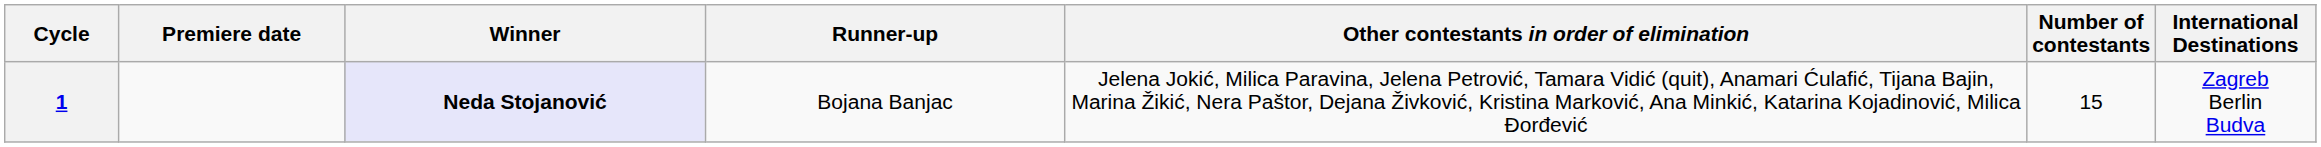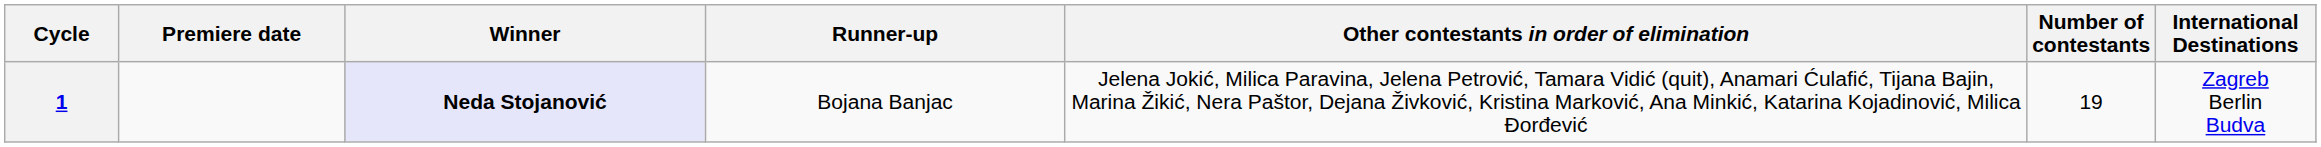(2091, 102) 15 -> (2091, 102) 19
